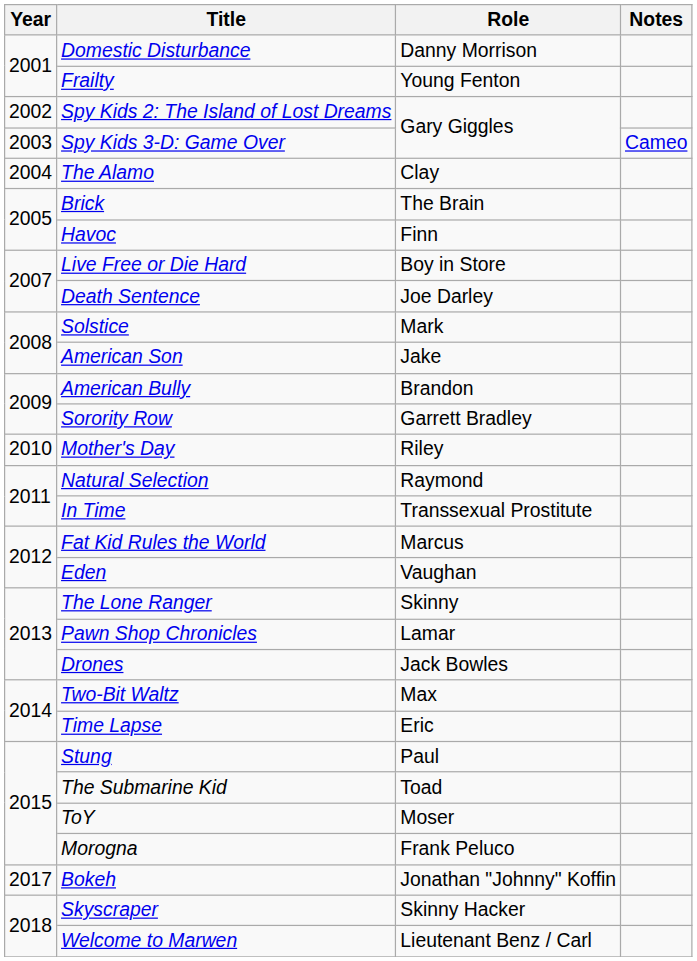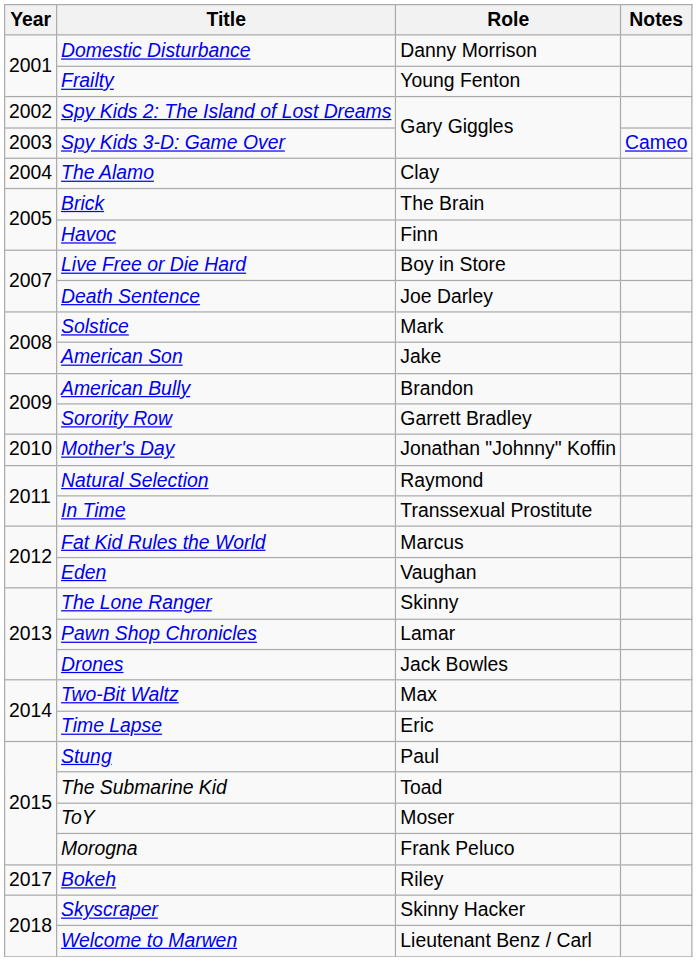(422, 449) Riley -> (508, 449) Jonathan "Johnny" Koffin
(508, 879) Jonathan "Johnny" Koffin -> (422, 879) Riley
